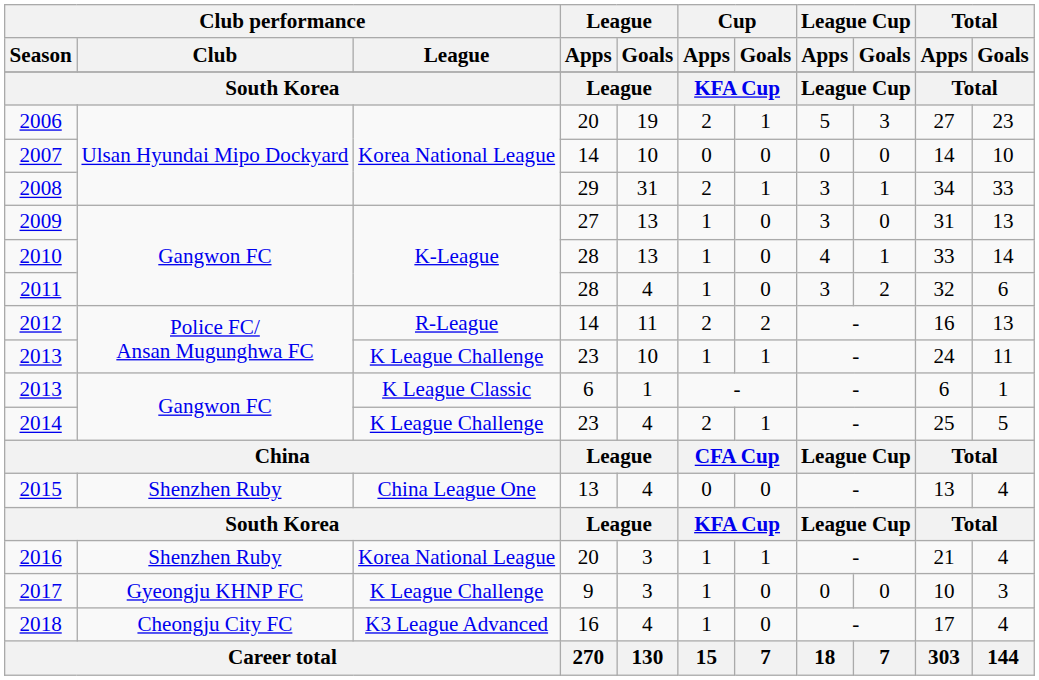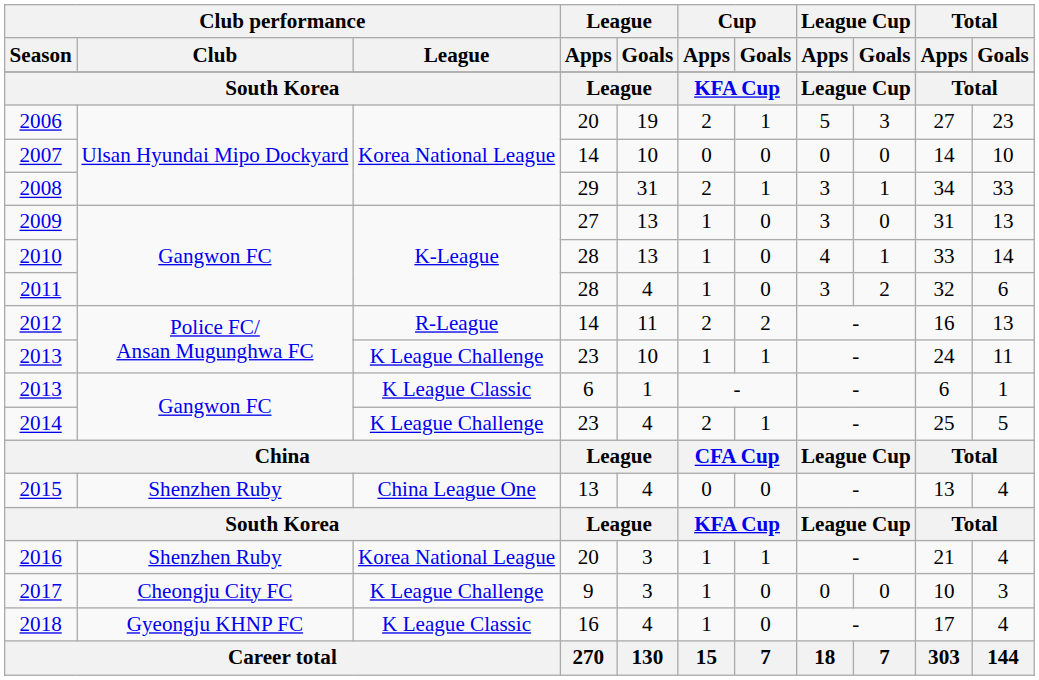(215, 590) Gyeongju KHNP FC -> (215, 590) Cheongju City FC
(215, 624) Cheongju City FC -> (215, 624) Gyeongju KHNP FC
(457, 624) K3 League Advanced -> (457, 624) K League Classic
